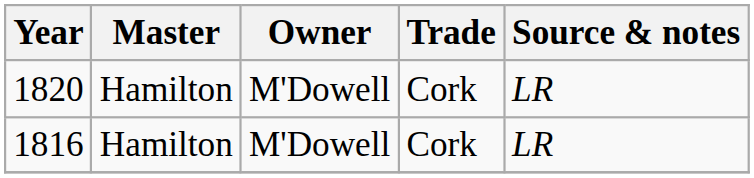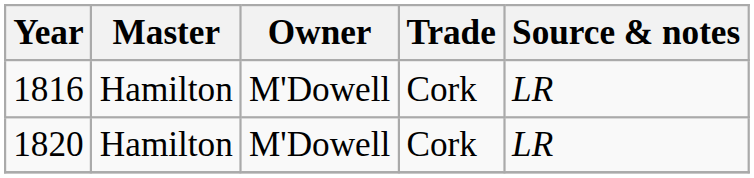rows swapped: (48, 144) <-> (48, 88)
